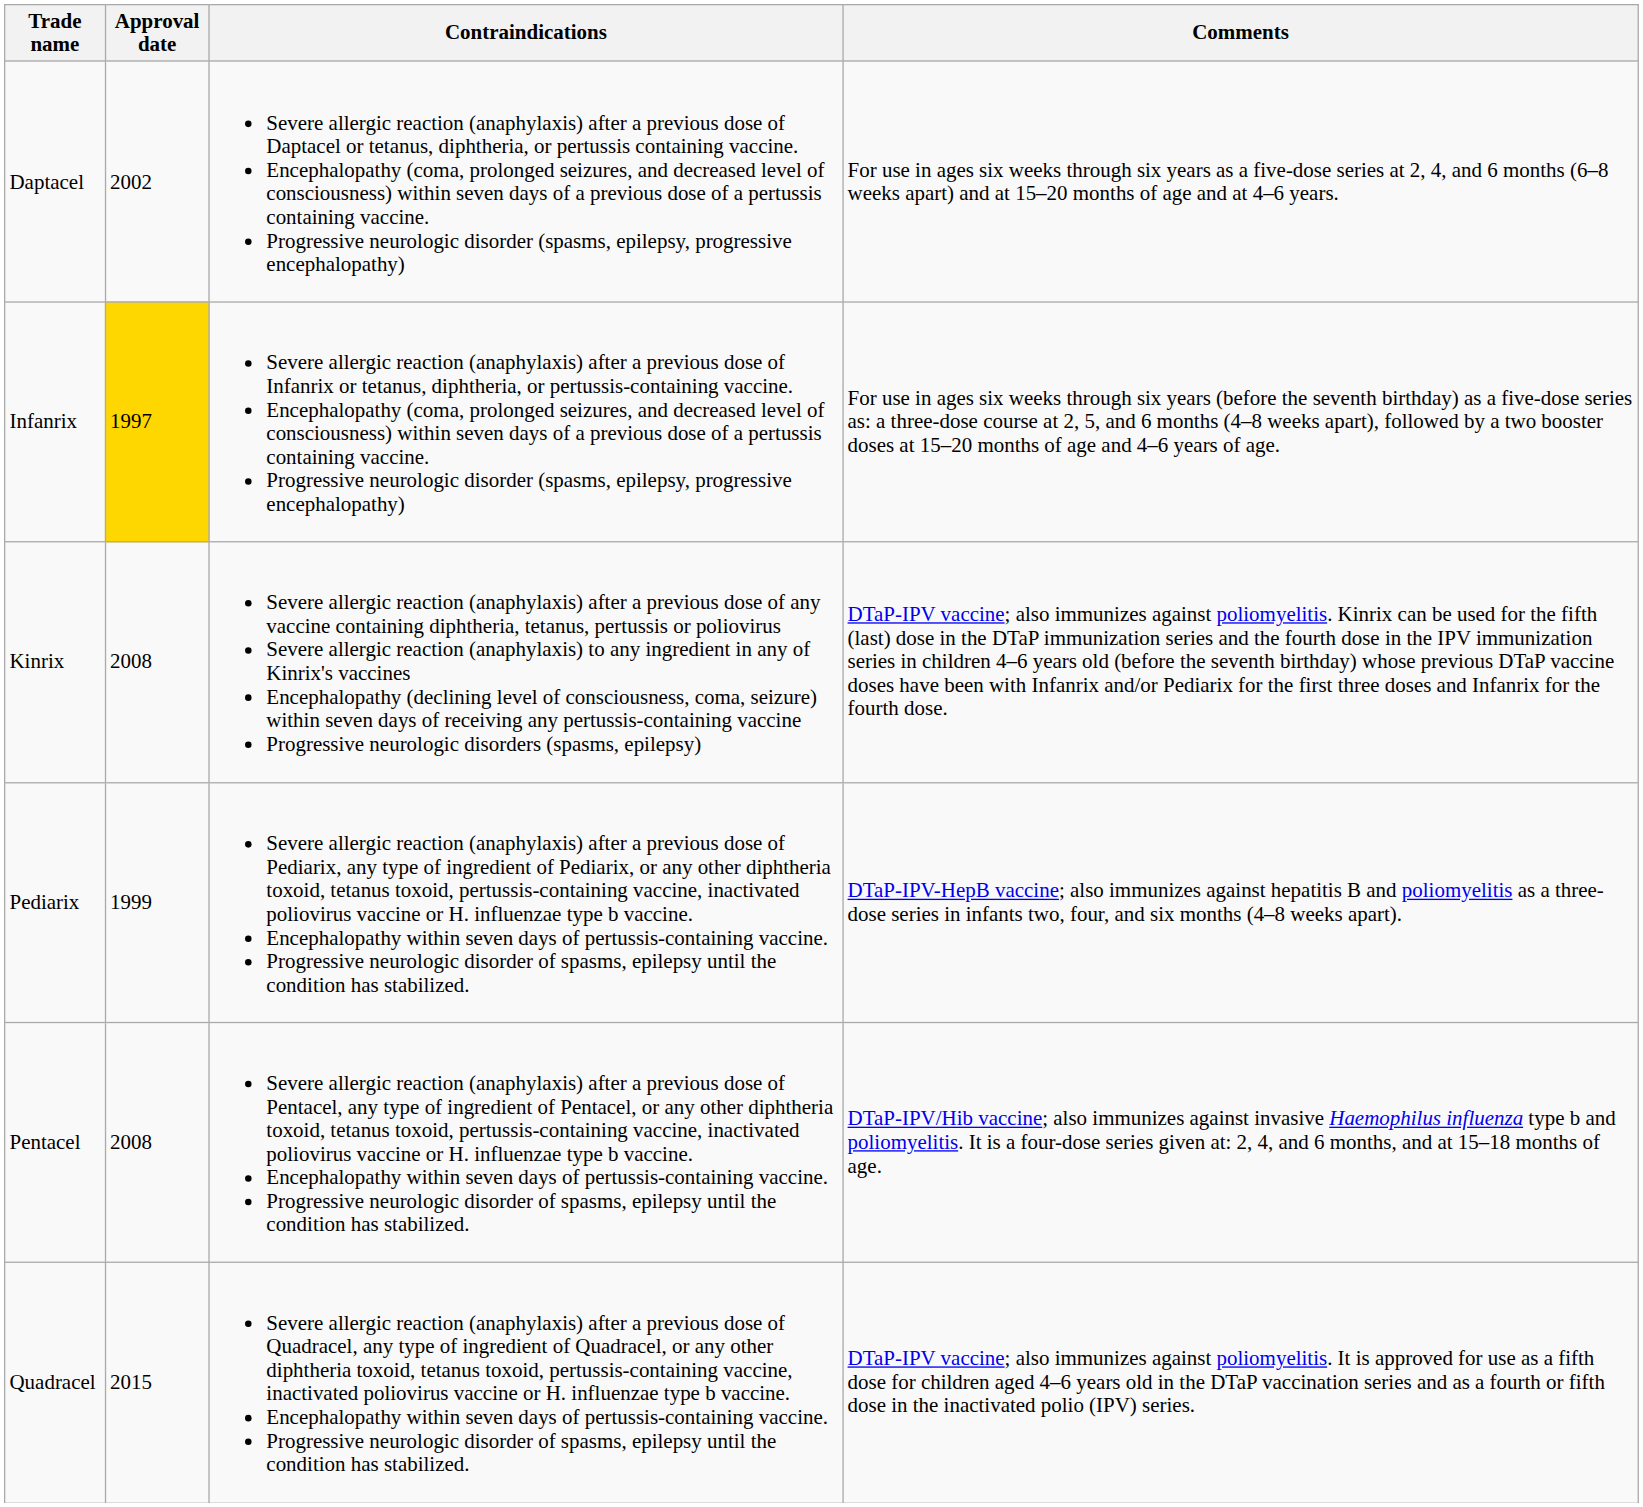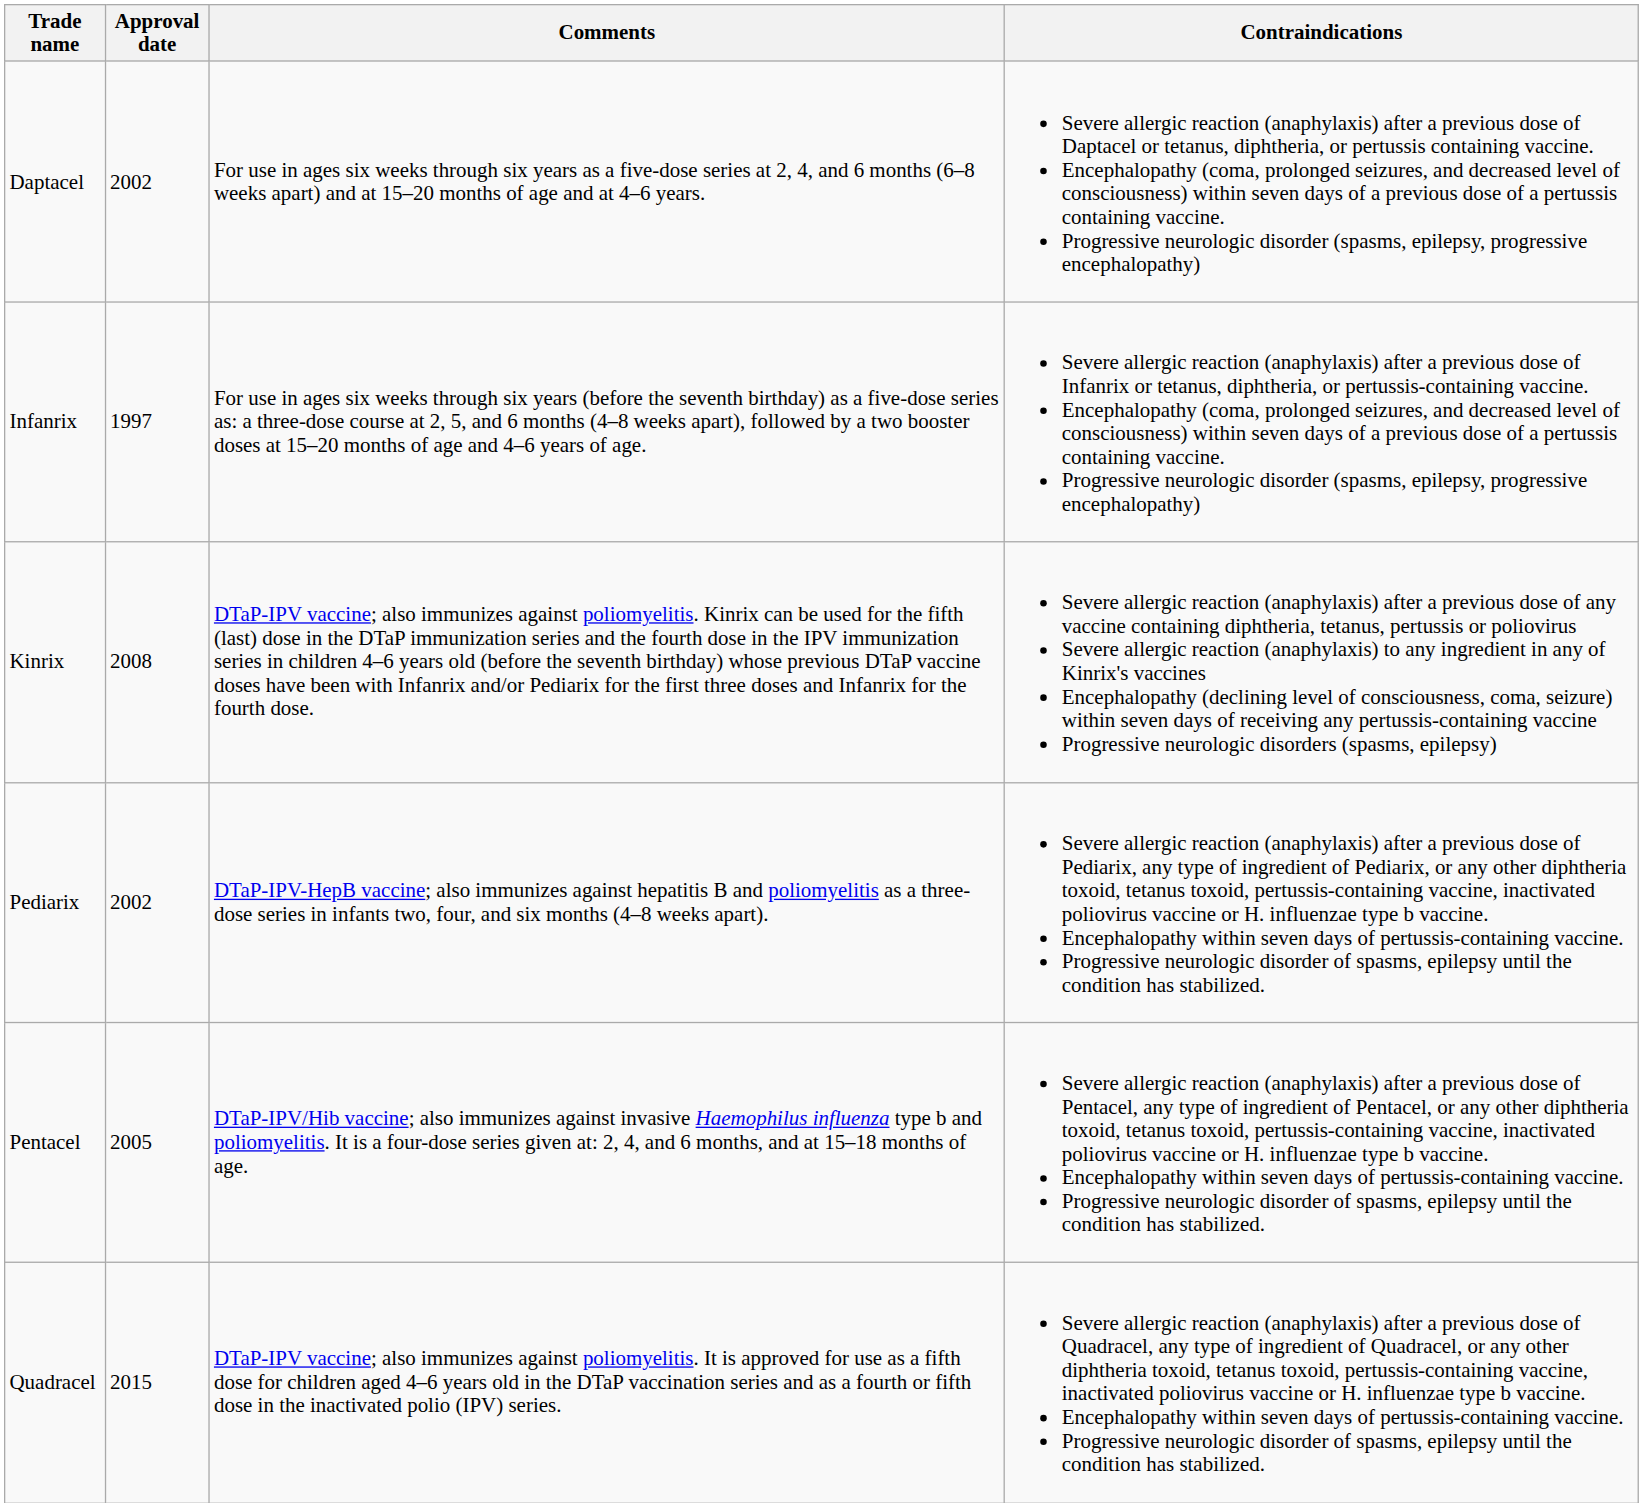columns swapped: (1240, 32) <-> (526, 32)
(131, 421) gold background -> (131, 421) no background
(131, 902) 1999 -> (131, 902) 2002
(131, 1142) 2008 -> (131, 1142) 2005
